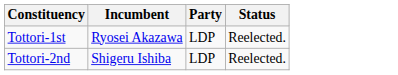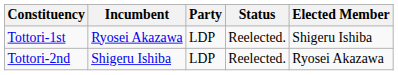+ column: (341, 15)
